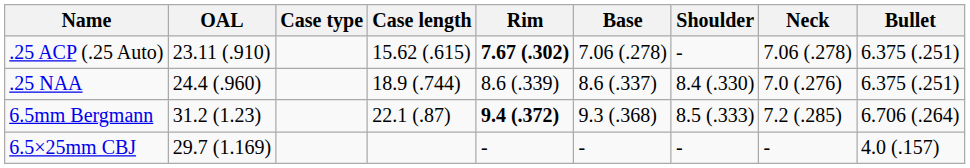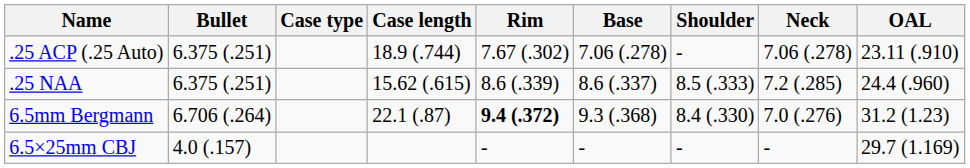columns swapped: (910, 20) <-> (222, 20)
(421, 52) 15.62 (.615) -> (416, 52) 18.9 (.744)
(525, 52) bold -> (525, 52) normal
(416, 83) 18.9 (.744) -> (421, 83) 15.62 (.615)
(715, 83) 8.4 (.330) -> (715, 83) 8.5 (.333)
(803, 83) 7.0 (.276) -> (803, 83) 7.2 (.285)
(715, 115) 8.5 (.333) -> (715, 115) 8.4 (.330)
(803, 115) 7.2 (.285) -> (803, 115) 7.0 (.276)
